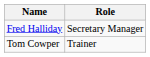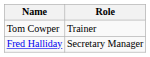rows swapped: (34, 28) <-> (33, 44)
